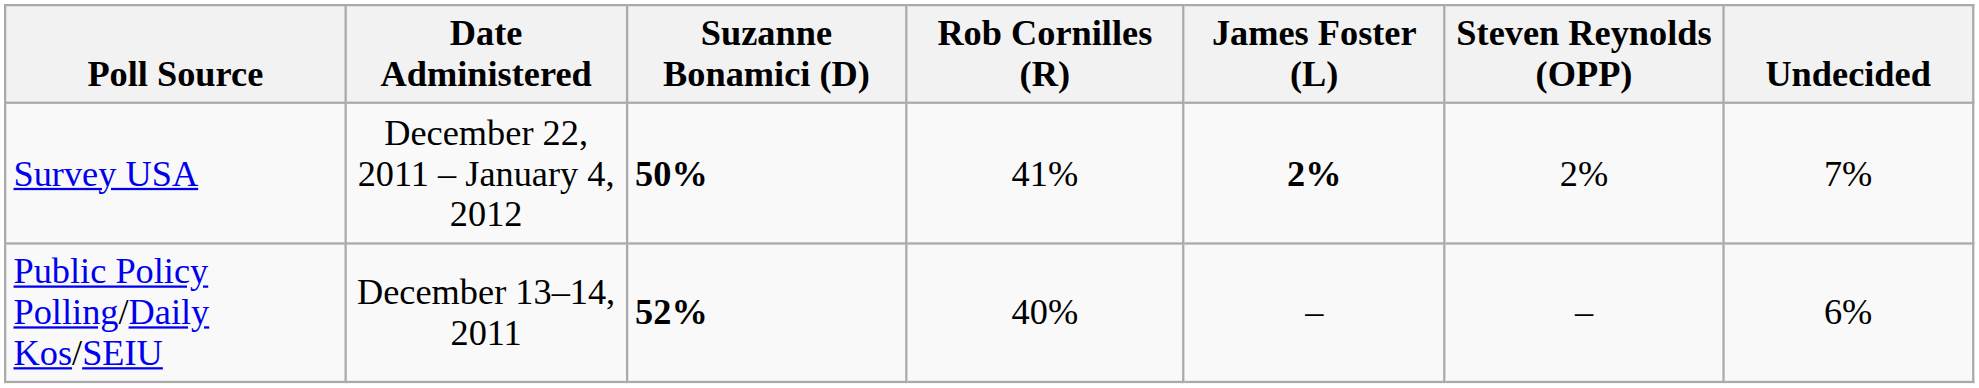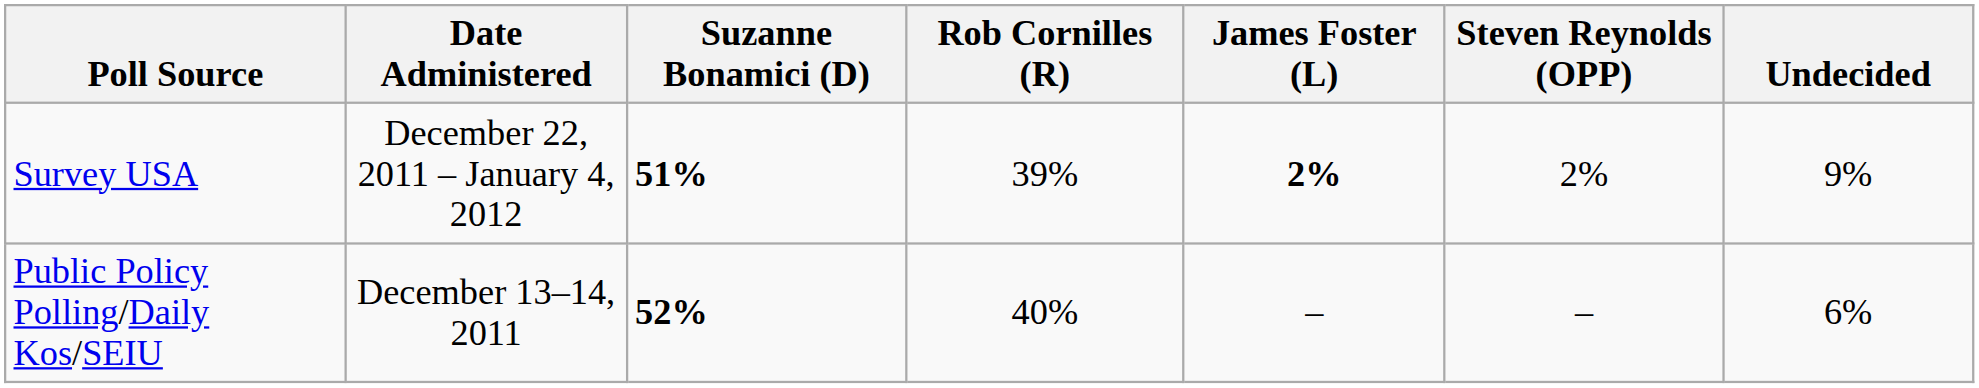(671, 172) 50% -> (671, 172) 51%
(1045, 172) 41% -> (1045, 172) 39%
(1848, 172) 7% -> (1848, 172) 9%
